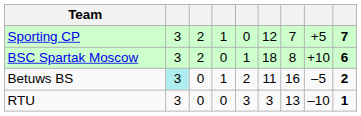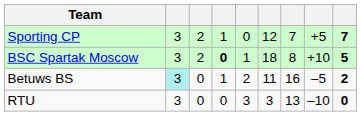(224, 57) normal -> (224, 57) bold
(344, 57) 6 -> (344, 57) 5
(344, 100) 1 -> (344, 100) 0
